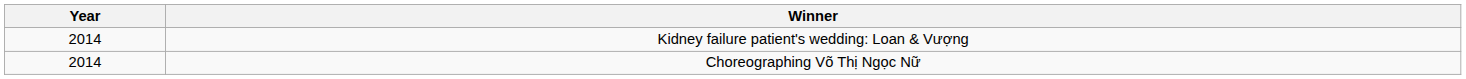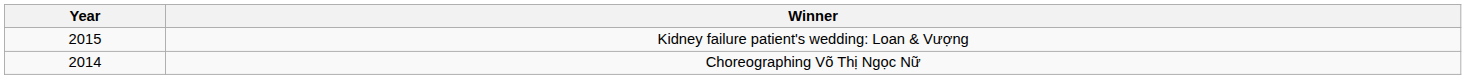(85, 39) 2014 -> (85, 39) 2015
